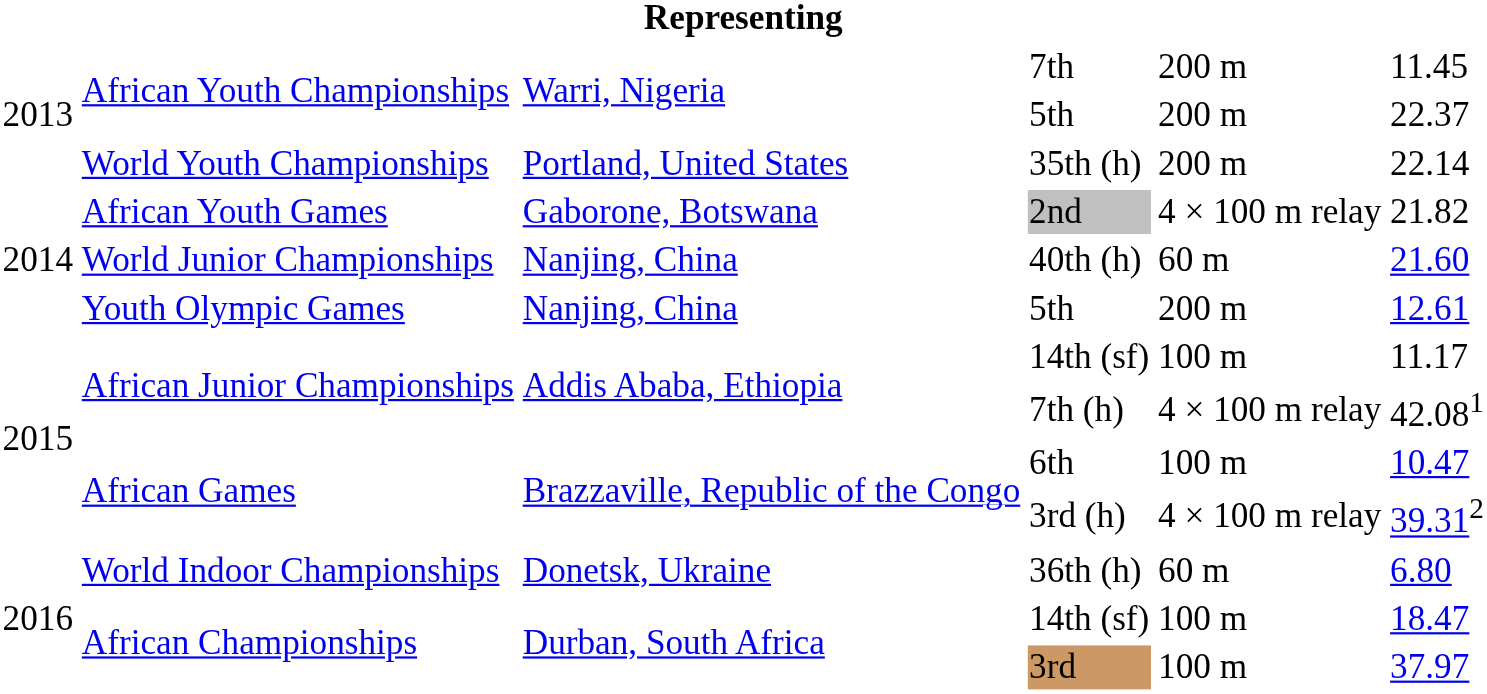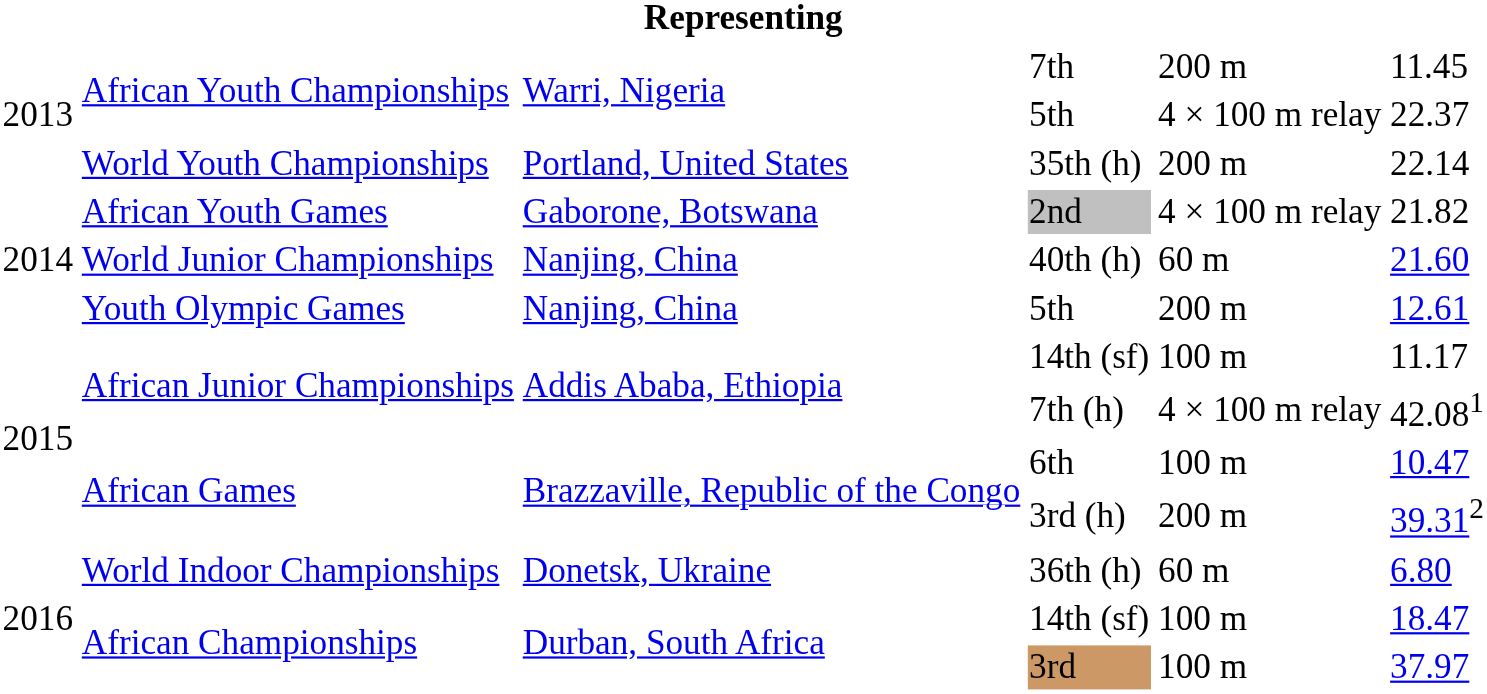(1203, 114) 200 m -> (1270, 114) 4 × 100 m relay
(1270, 516) 4 × 100 m relay -> (1203, 516) 200 m
